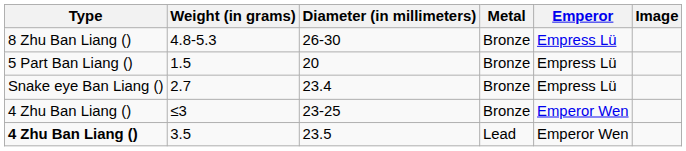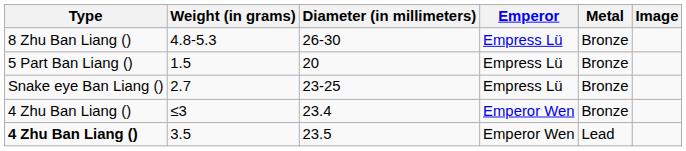columns swapped: (507, 16) <-> (583, 16)
(317, 87) 23.4 -> (322, 87) 23-25
(322, 110) 23-25 -> (317, 110) 23.4
